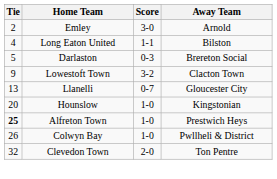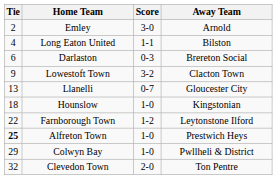(13, 58) 5 -> (13, 58) 6
(13, 105) 20 -> (13, 105) 18
+ row: (78, 120)
(13, 136) 26 -> (13, 151) 29
